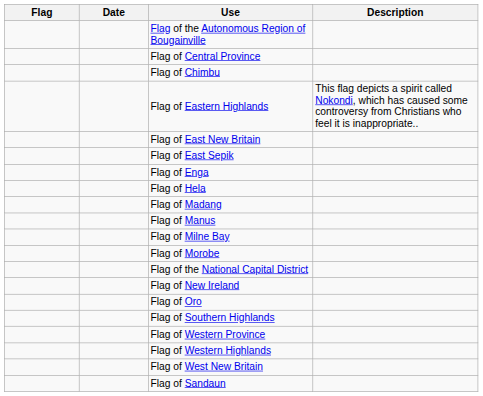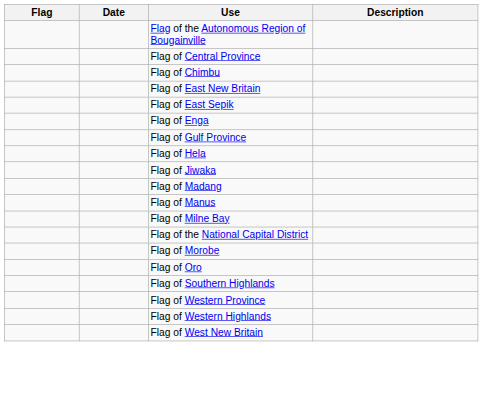- row: (209, 106)
+ row: (198, 137)
+ row: (183, 170)
rows swapped: (185, 253) <-> (229, 269)
- row: (195, 286)
- row: (188, 383)
